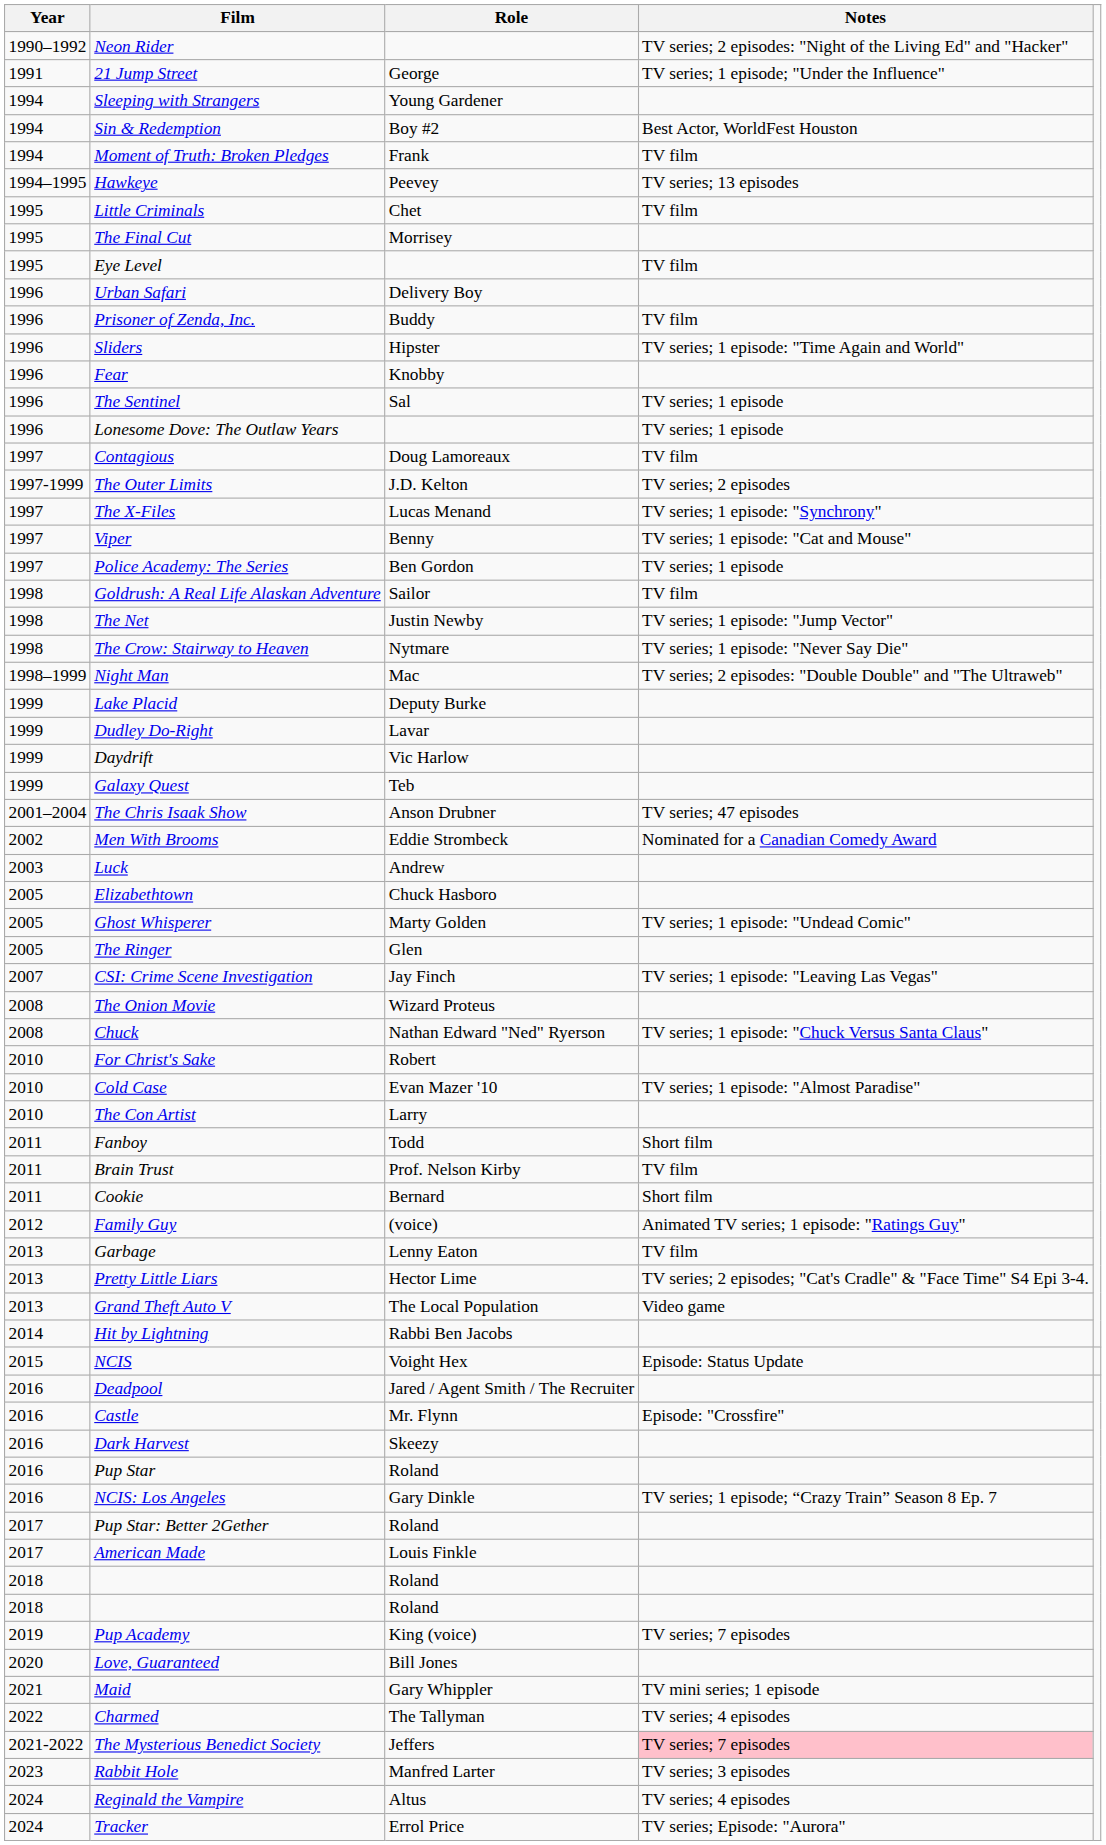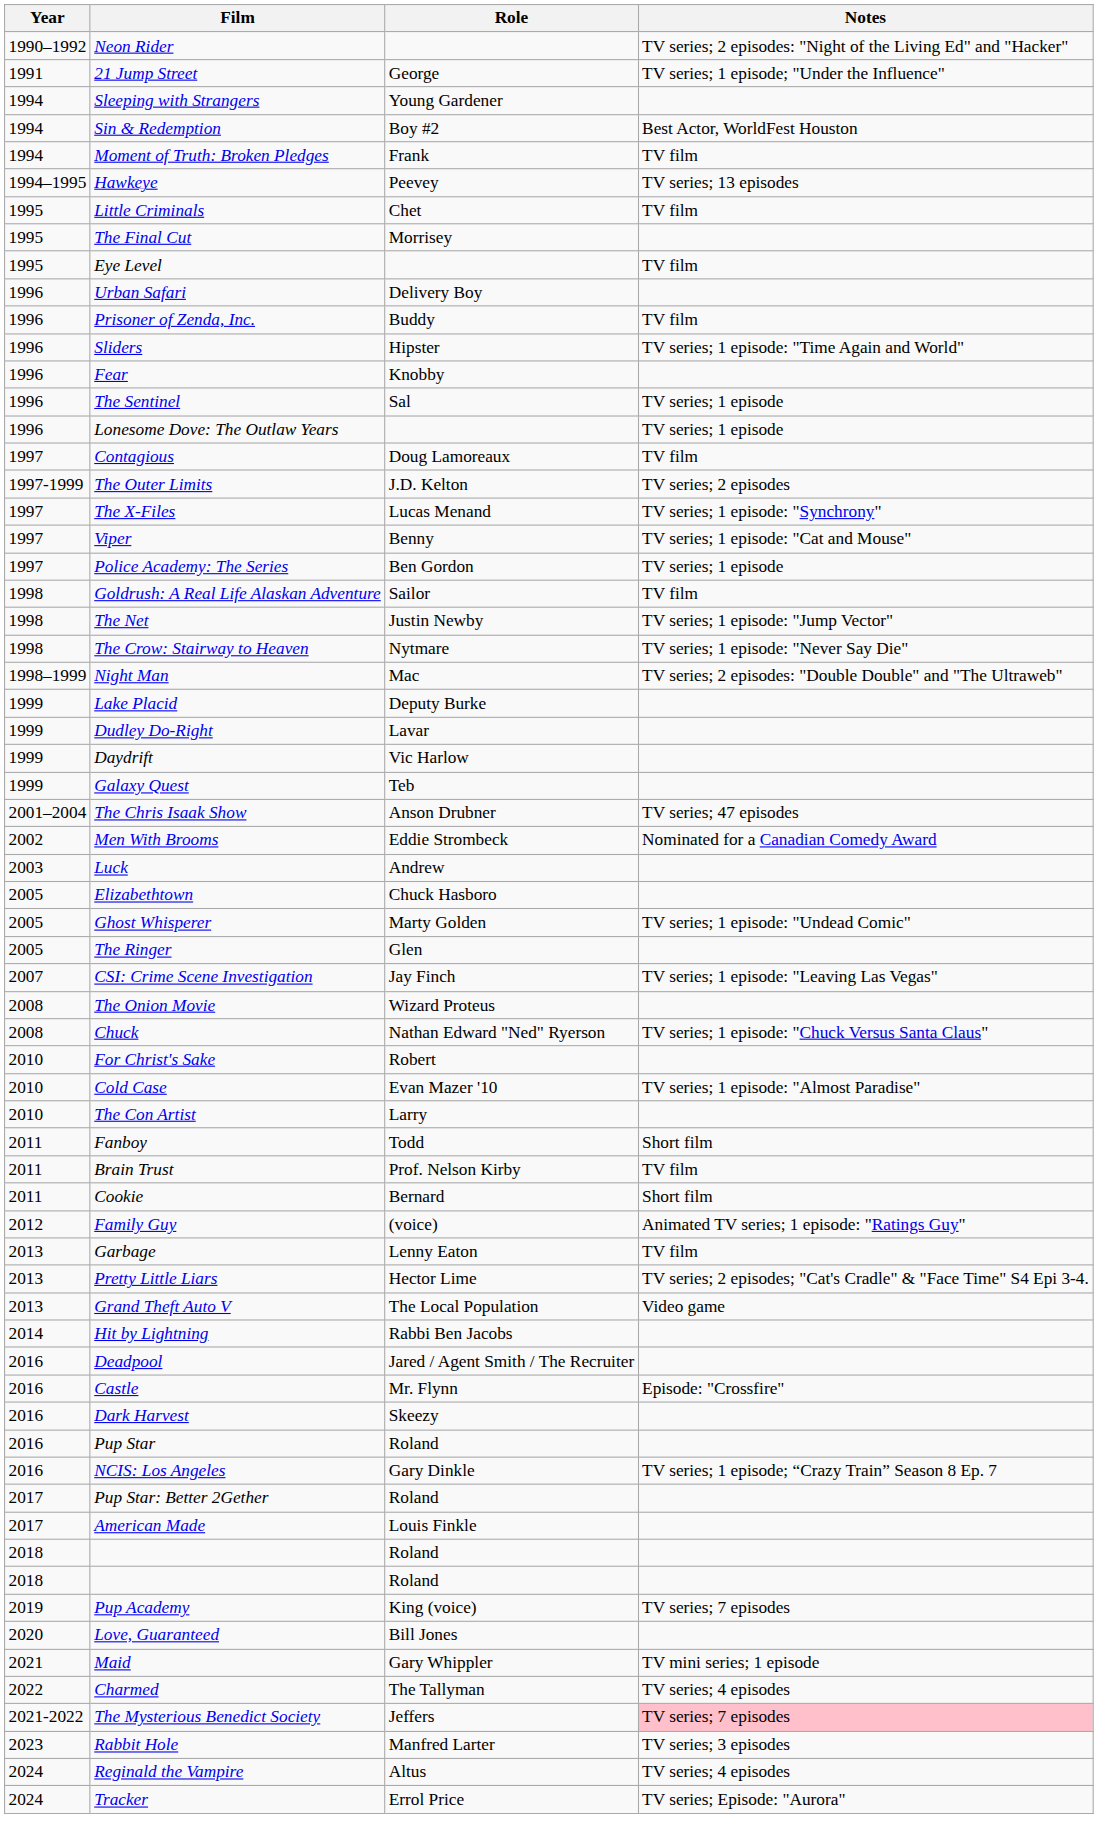- row: (113, 1361)
